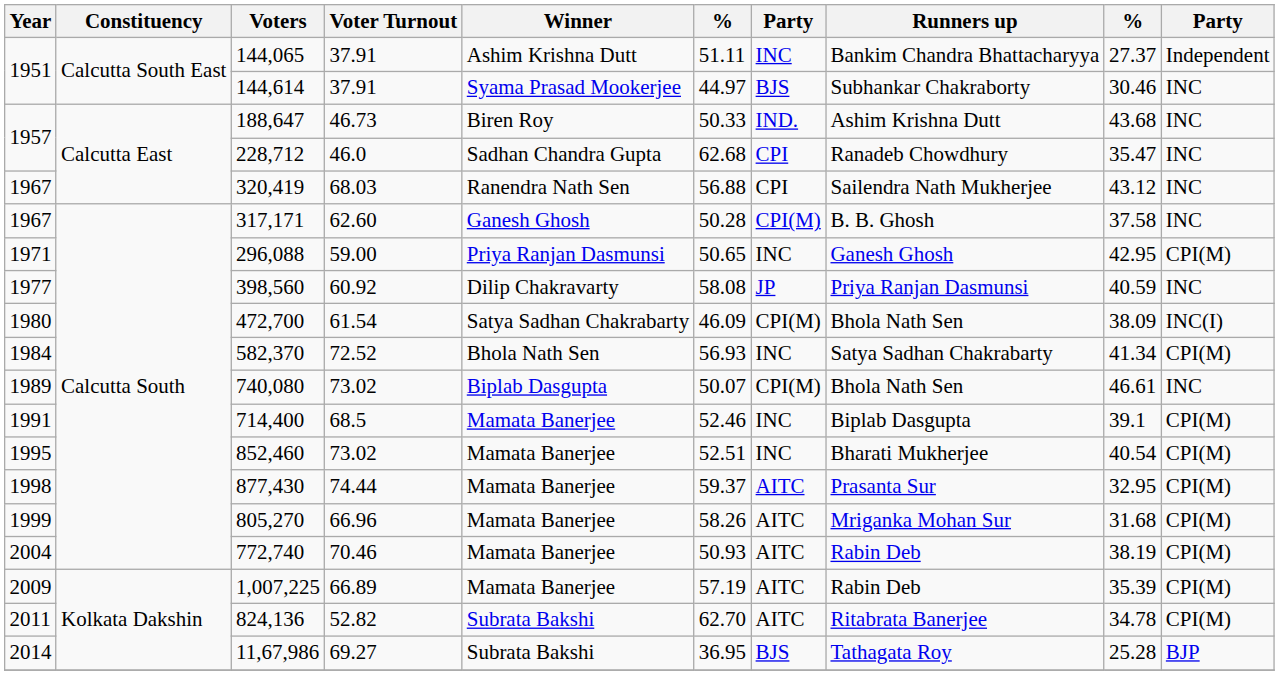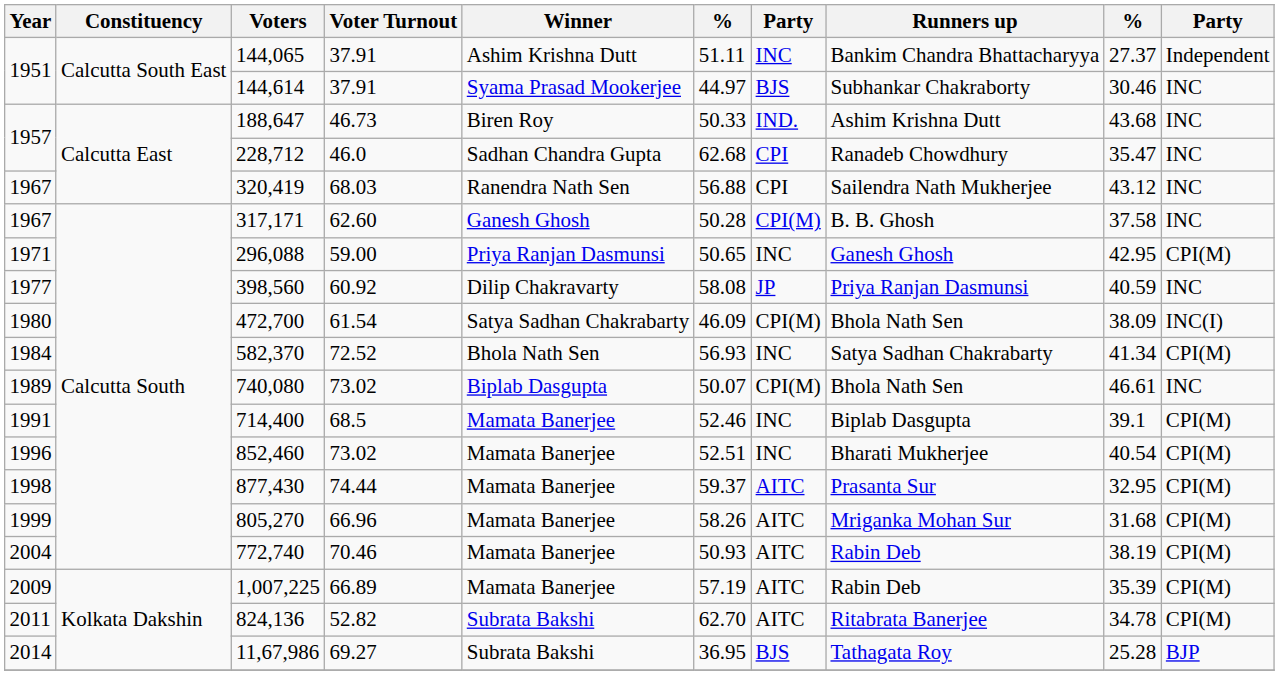(30, 453) 1995 -> (30, 453) 1996
